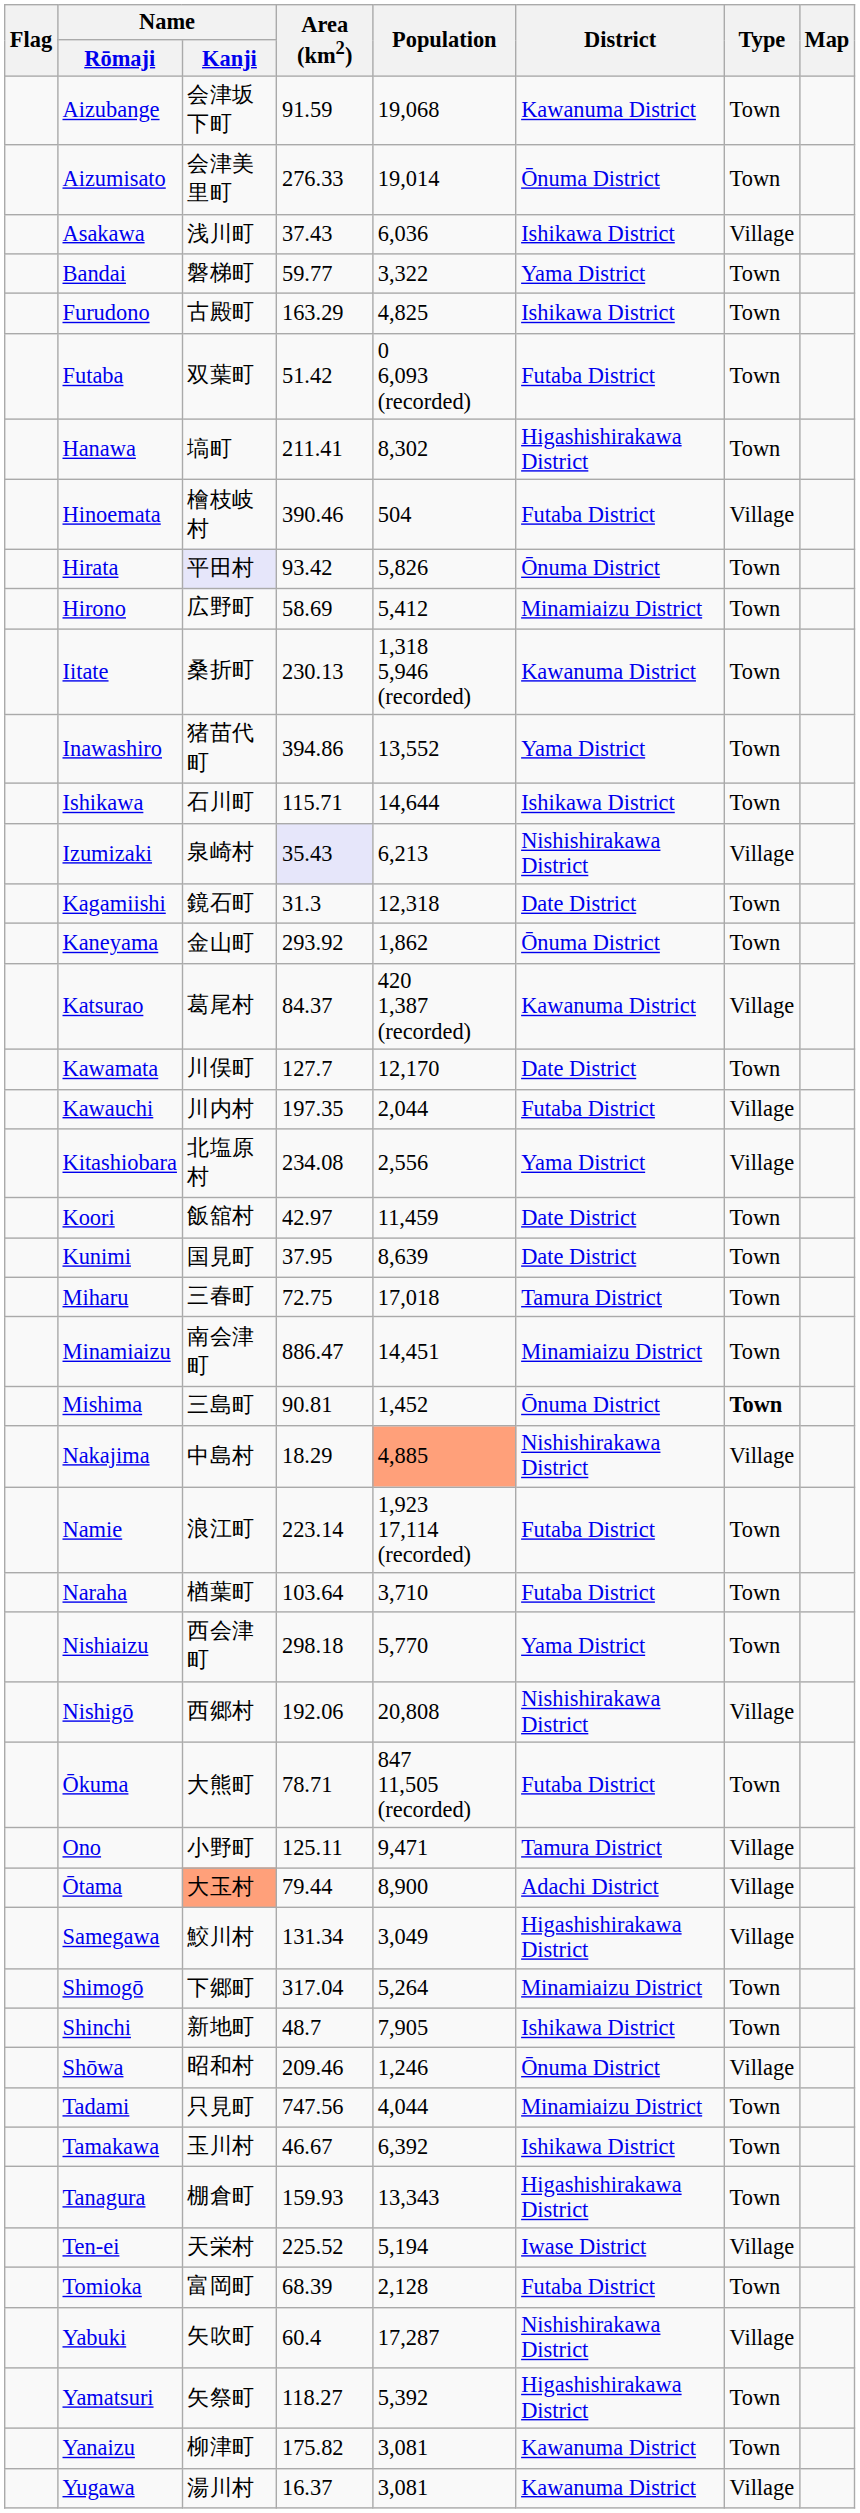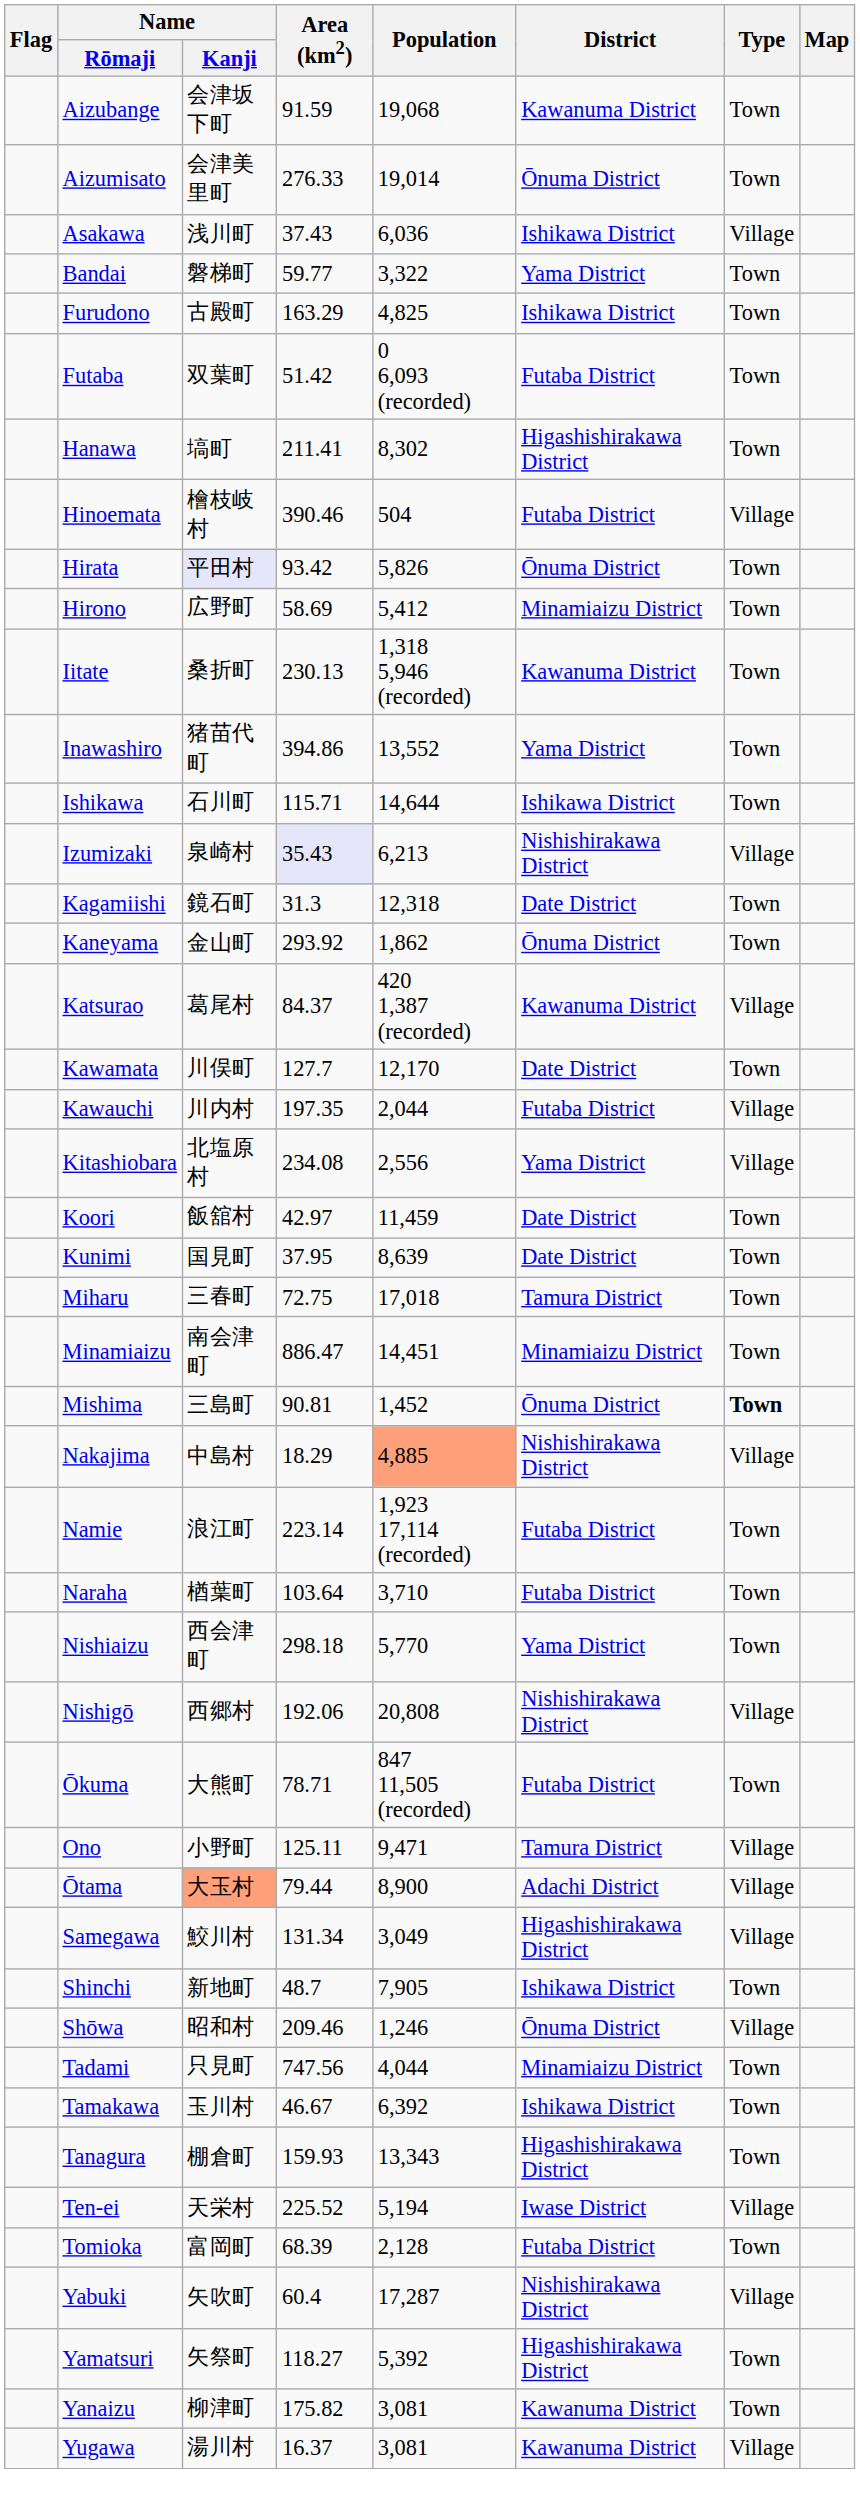- row: (103, 1987)
